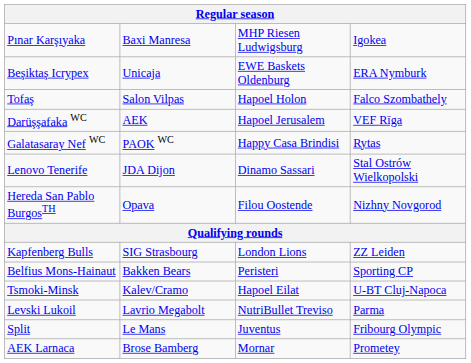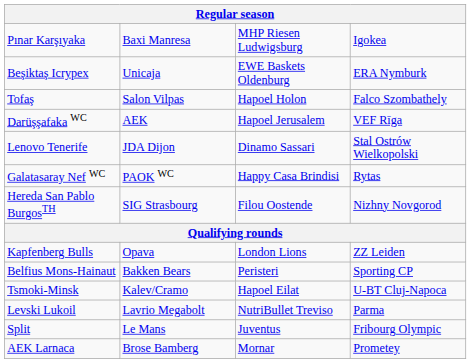rows swapped: (56, 142) <-> (47, 170)
(138, 205) Opava -> (160, 205) SIG Strasbourg
(160, 252) SIG Strasbourg -> (138, 252) Opava
